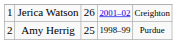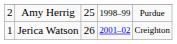rows swapped: (48, 13) <-> (48, 30)
